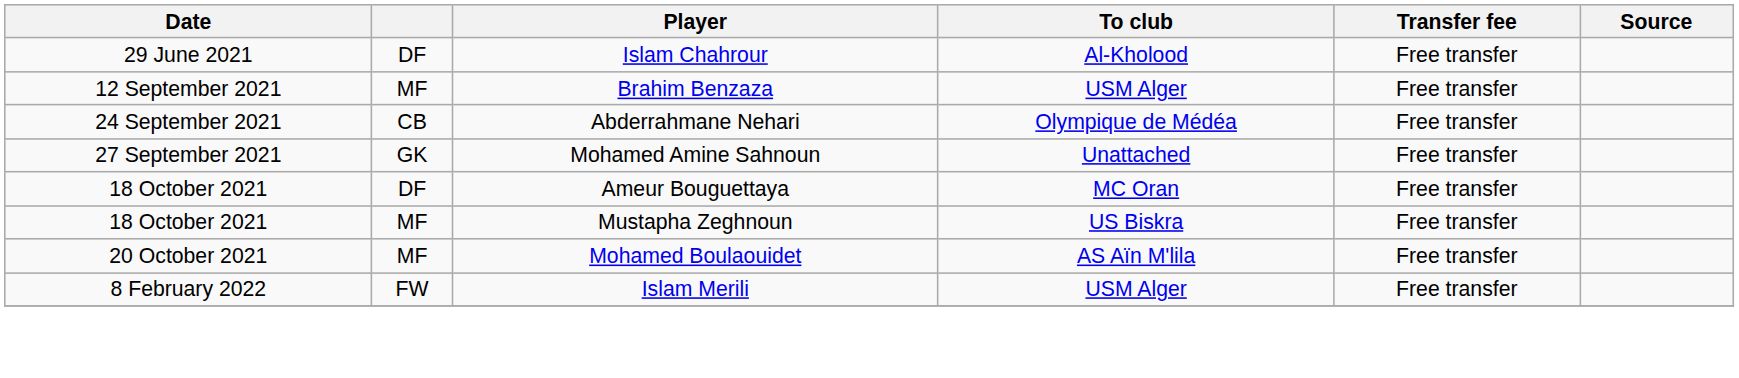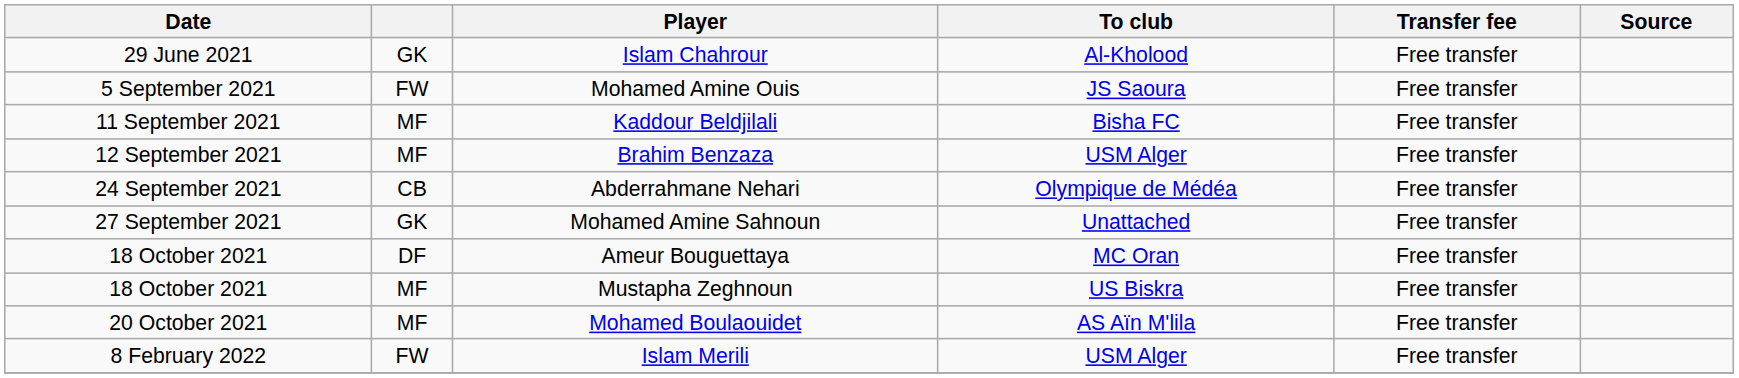(412, 55) DF -> (412, 55) GK
+ row: (695, 88)
+ row: (695, 121)
